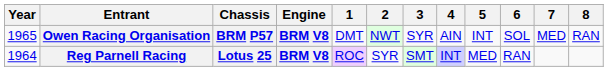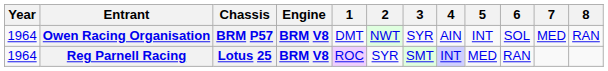(22, 36) 1965 -> (22, 36) 1964
